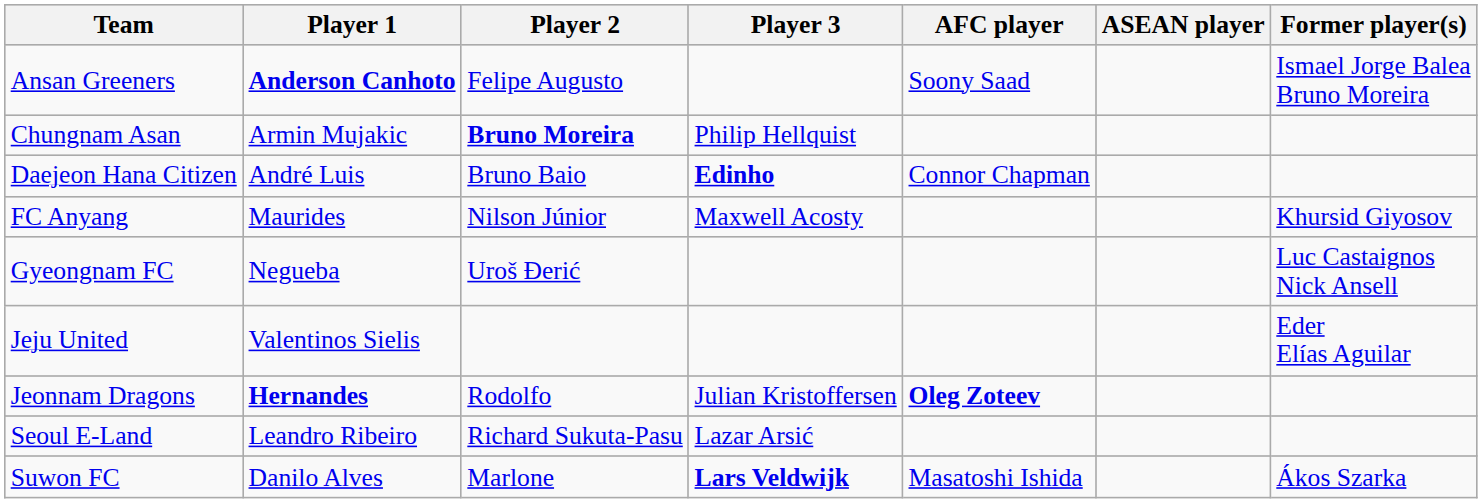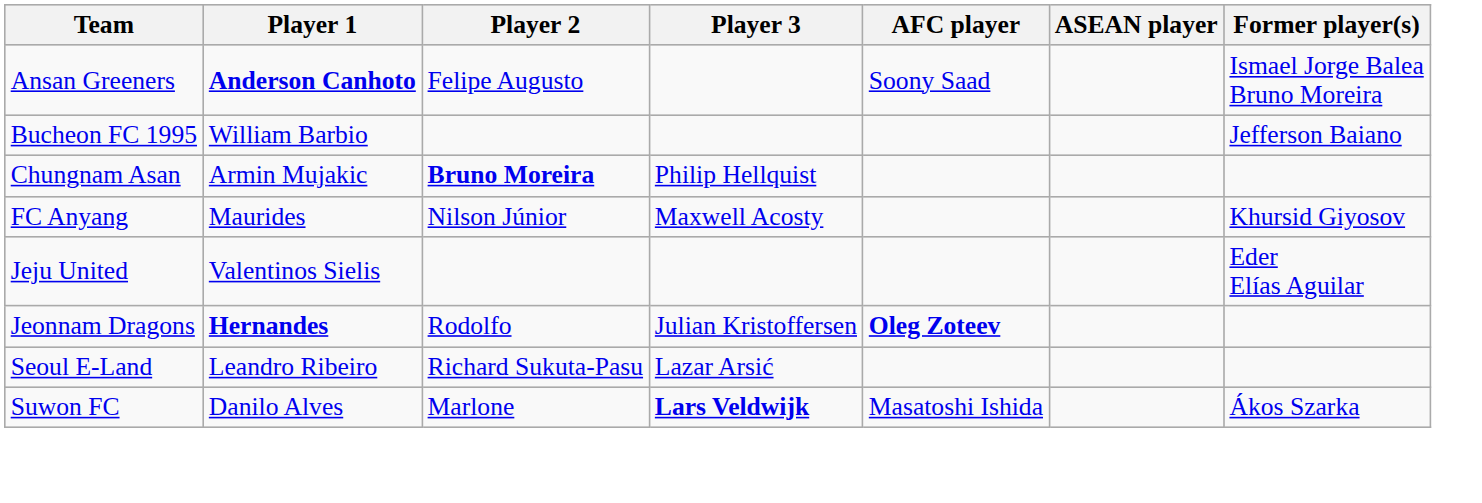+ row: (104, 134)
- row: (124, 175)
- row: (92, 270)
